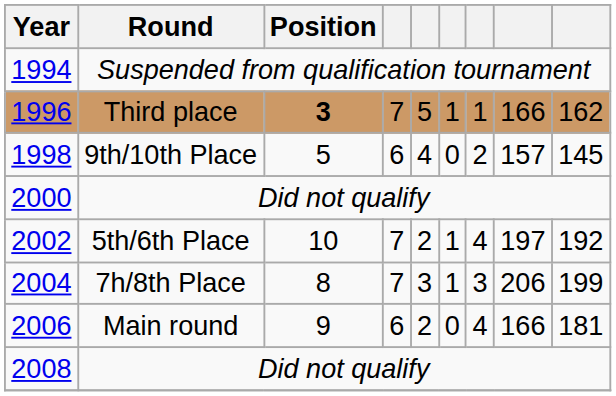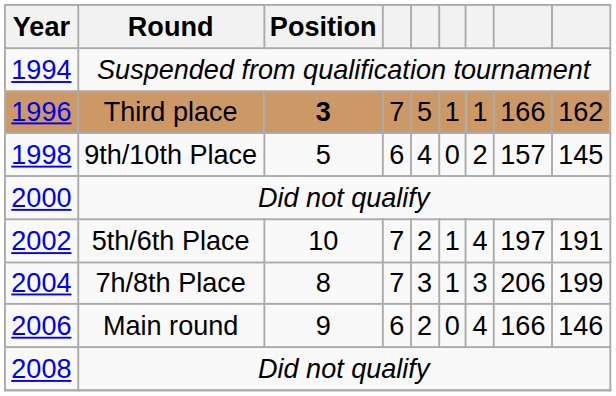(581, 241) 192 -> (581, 241) 191
(581, 326) 181 -> (581, 326) 146
